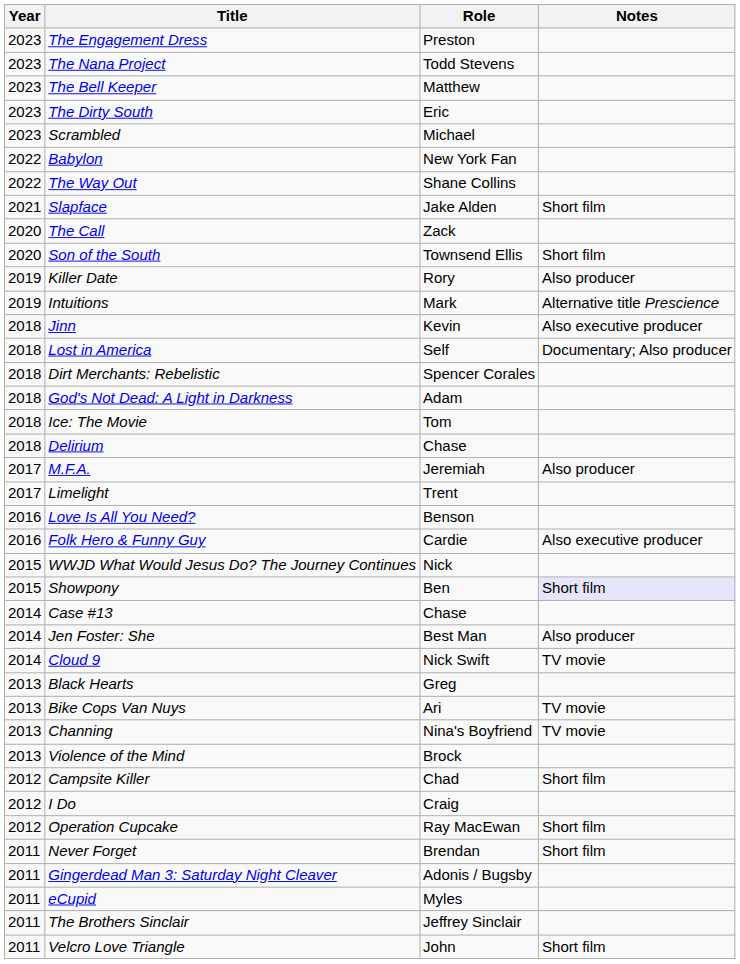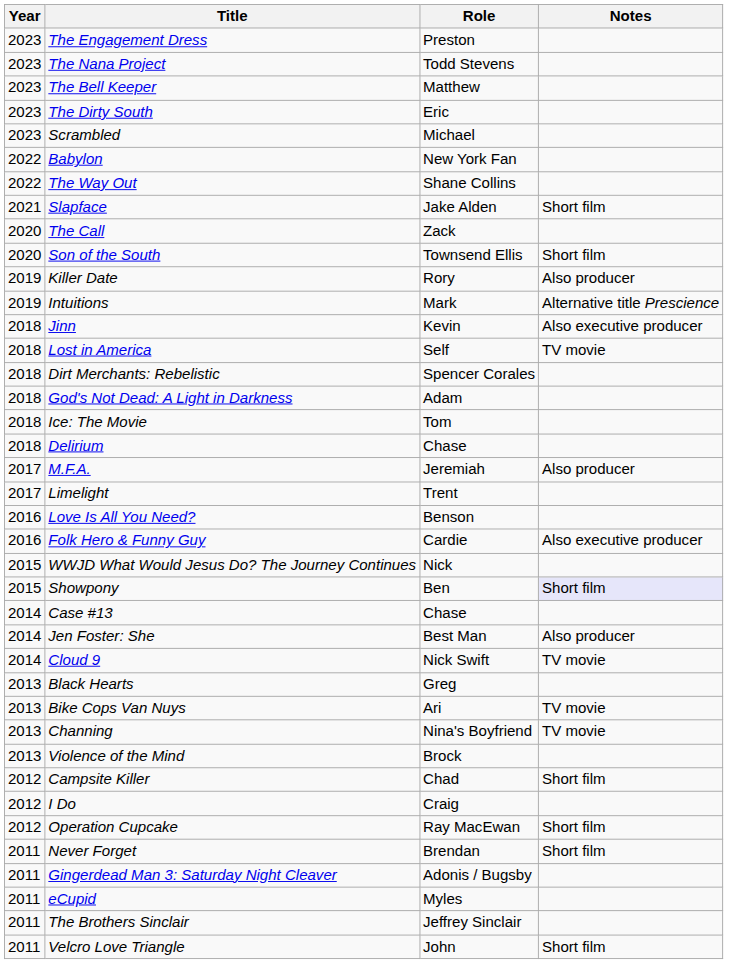(637, 350) Documentary; Also producer -> (574, 350) TV movie
